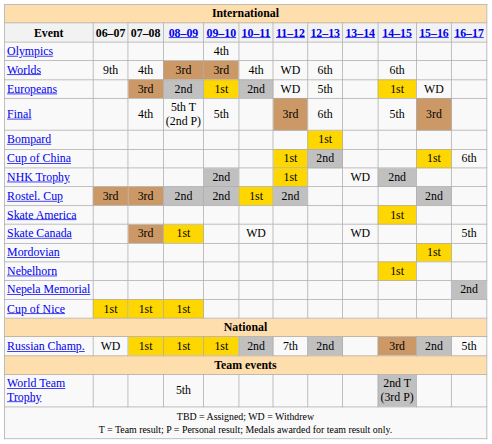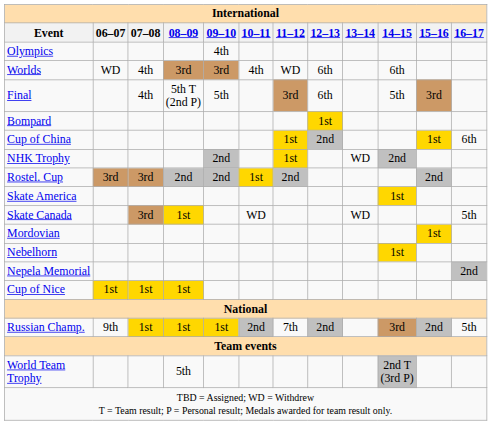(111, 70) 9th -> (111, 70) WD
- row: (32, 88)
(111, 346) WD -> (111, 327) 9th
